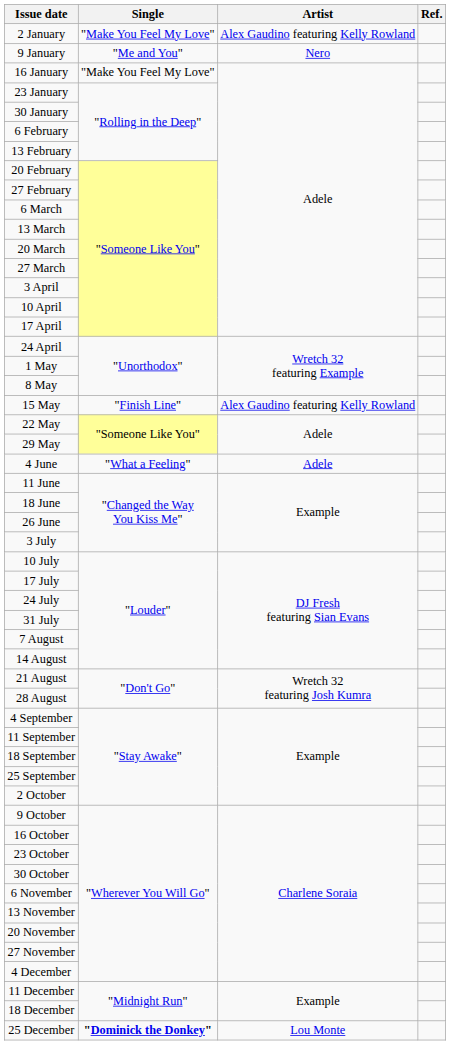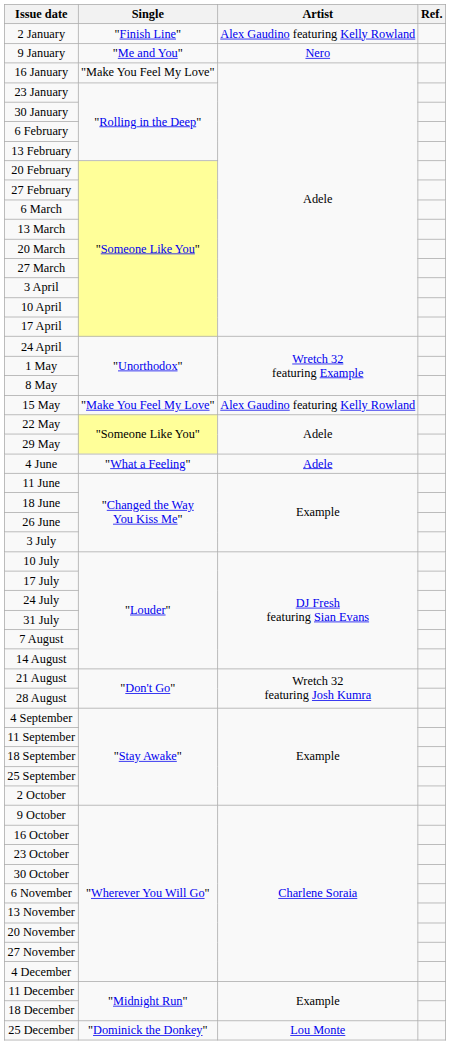(148, 33) "Make You Feel My Love" -> (148, 33) "Finish Line"
(148, 405) "Finish Line" -> (148, 405) "Make You Feel My Love"
(148, 1030) bold -> (148, 1030) normal
